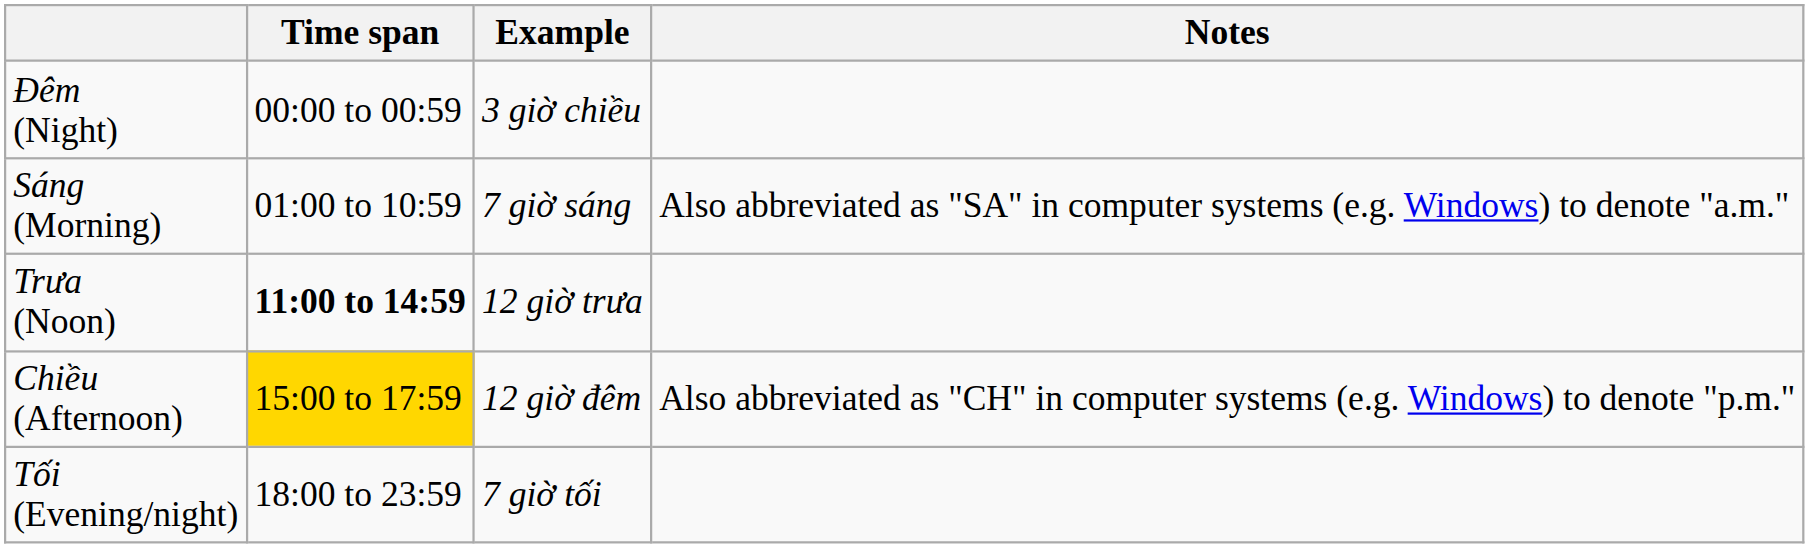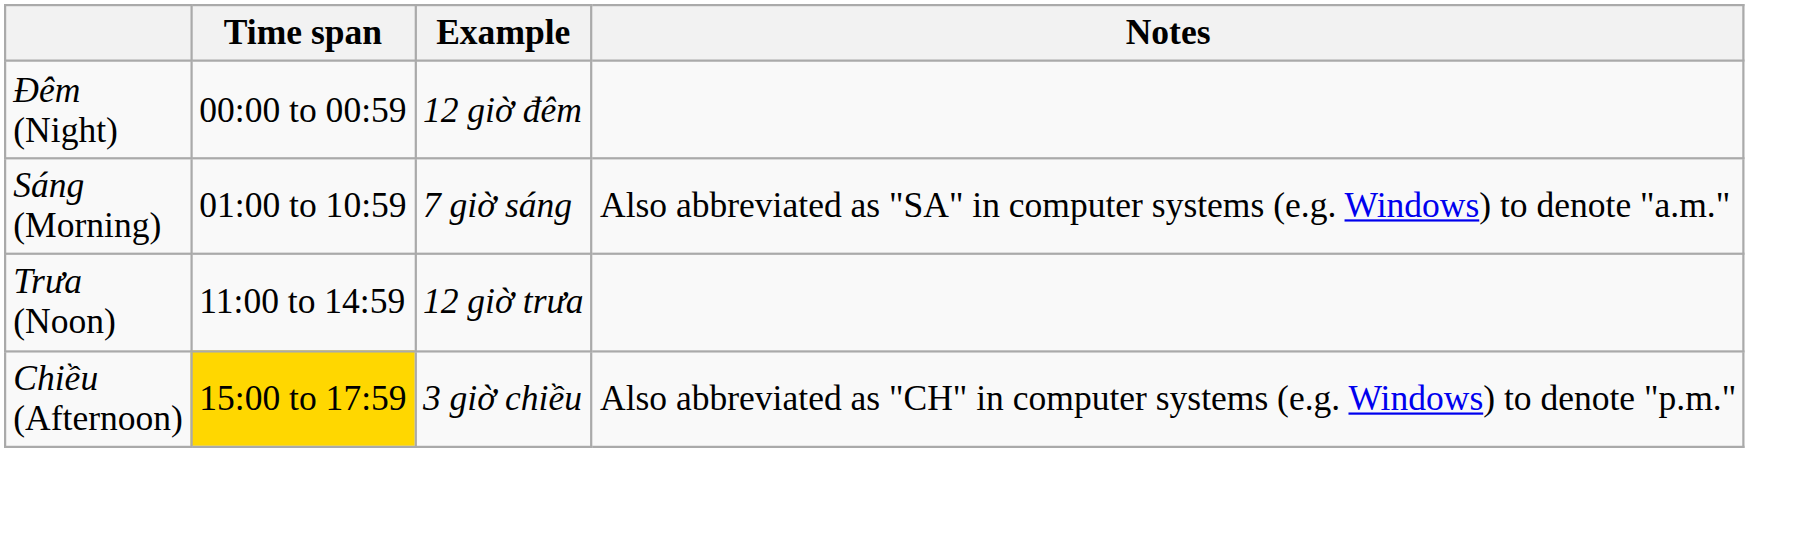(562, 108) 3 giờ chiều -> (502, 108) 12 giờ đêm
(360, 301) bold -> (302, 301) normal
(562, 397) 12 giờ đêm -> (502, 397) 3 giờ chiều
- row: (126, 494)
